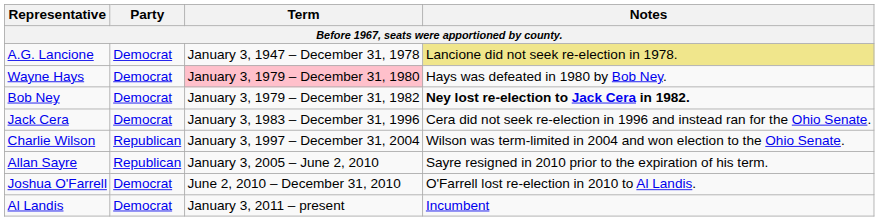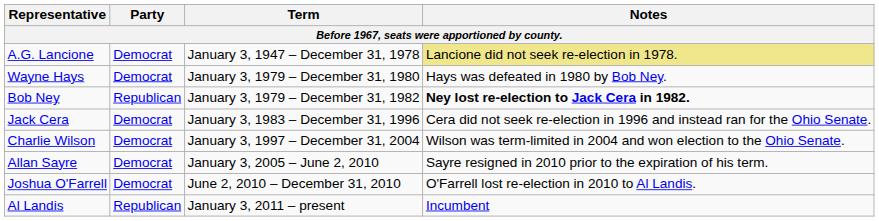(304, 76) pink background -> (304, 76) no background
(143, 97) Democrat -> (147, 97) Republican
(147, 141) Republican -> (143, 141) Democrat
(147, 162) Republican -> (143, 162) Democrat
(143, 205) Democrat -> (147, 205) Republican
